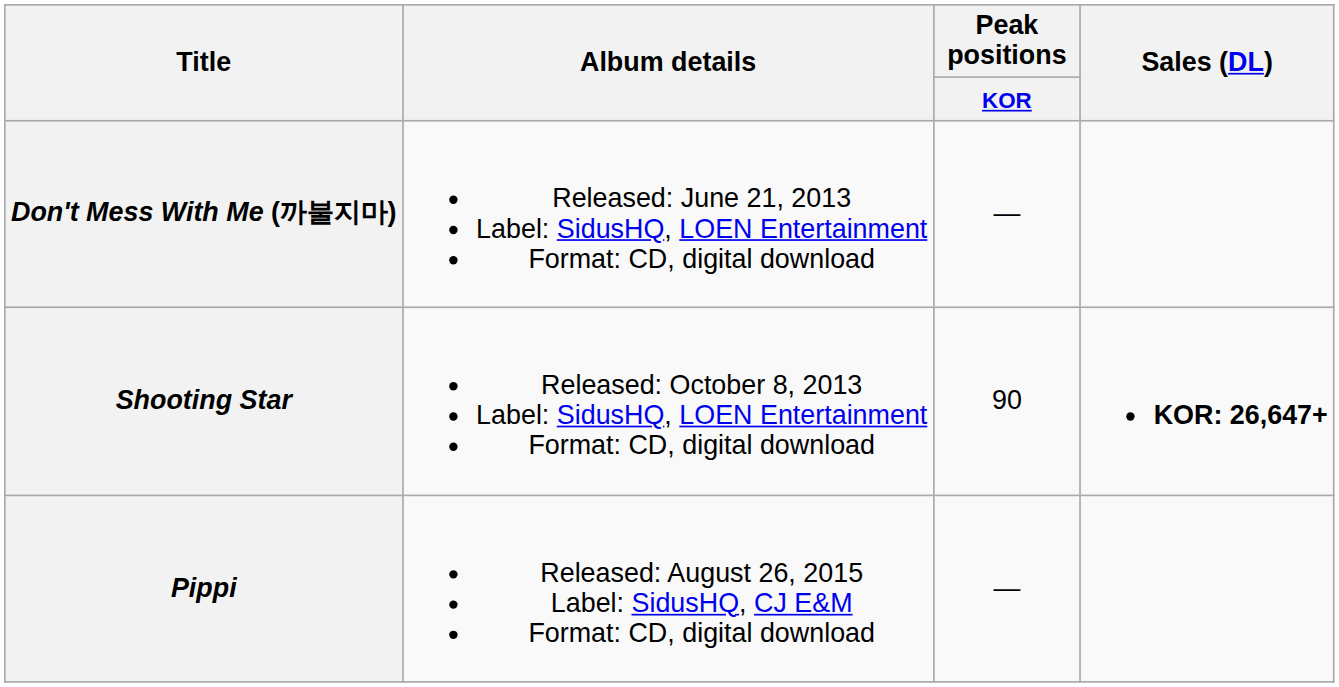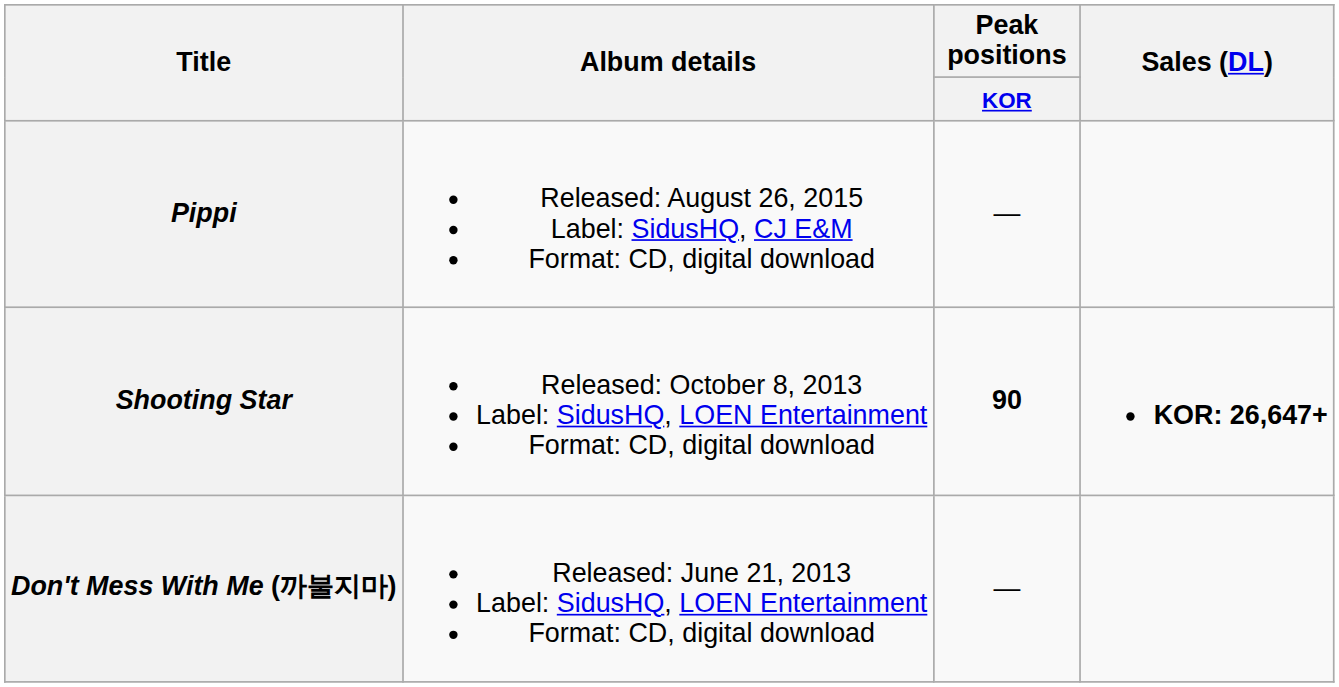rows swapped: (204, 212) <-> (204, 587)
(1007, 400) normal -> (1007, 400) bold
